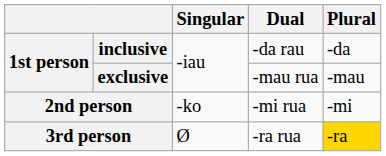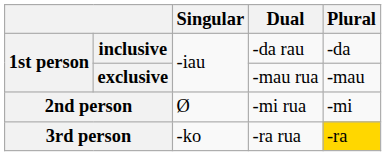(189, 106) -ko -> (183, 106) Ø
(183, 135) Ø -> (189, 135) -ko
